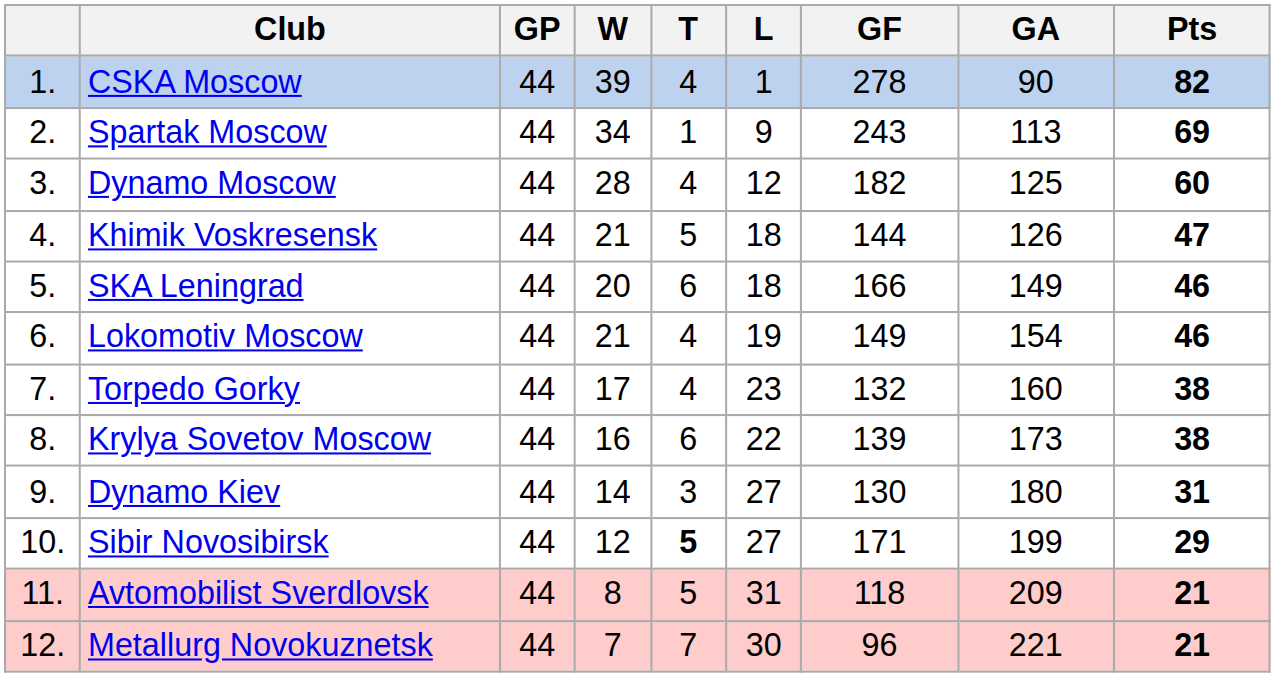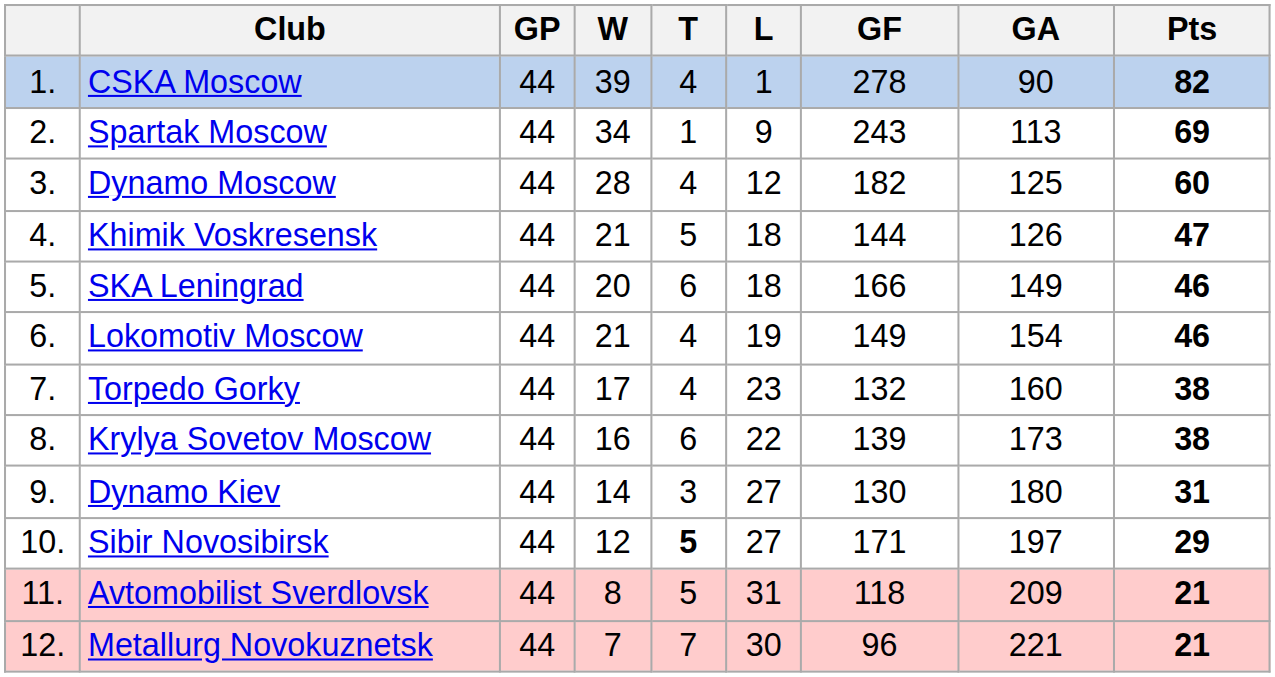(1036, 542) 199 -> (1036, 542) 197
